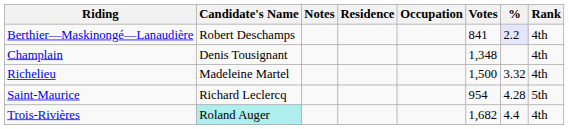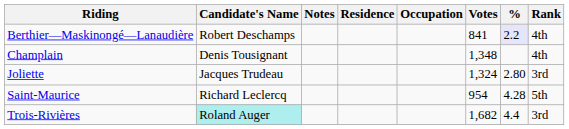+ row: (26, 74)
- row: (32, 74)
(539, 114) 4th -> (540, 114) 3rd
